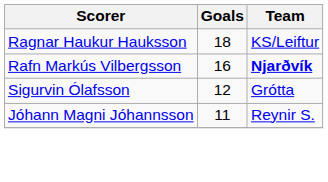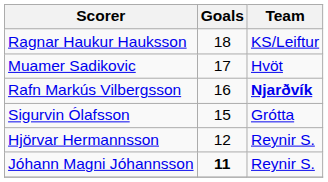+ row: (72, 66)
(222, 90) 12 -> (222, 115) 15
+ row: (84, 139)
(222, 115) normal -> (222, 164) bold
